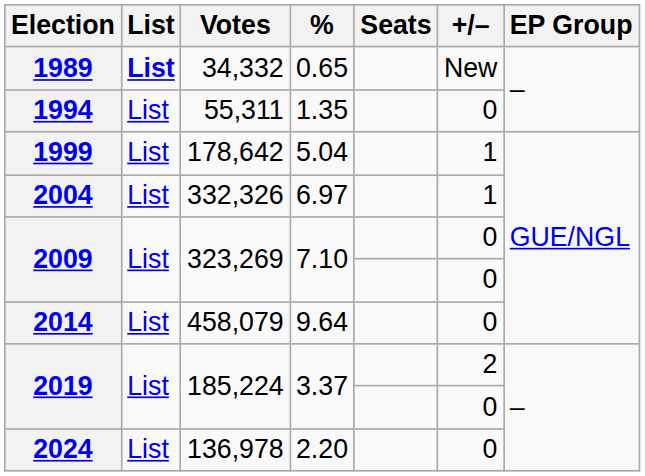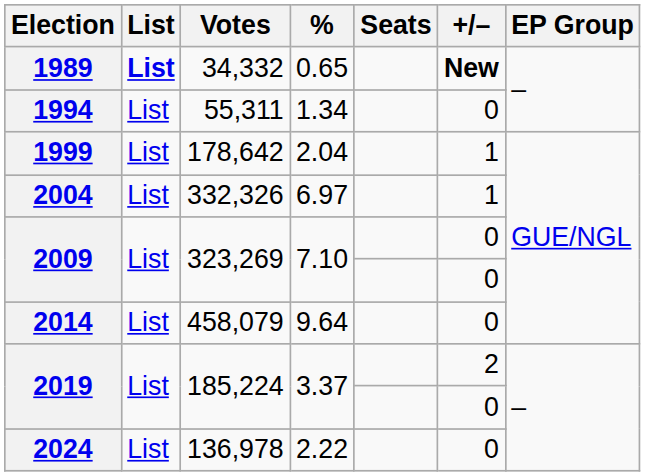(471, 68) normal -> (471, 68) bold
(322, 110) 1.35 -> (322, 110) 1.34
(322, 152) 5.04 -> (322, 152) 2.04
(322, 449) 2.20 -> (322, 449) 2.22
